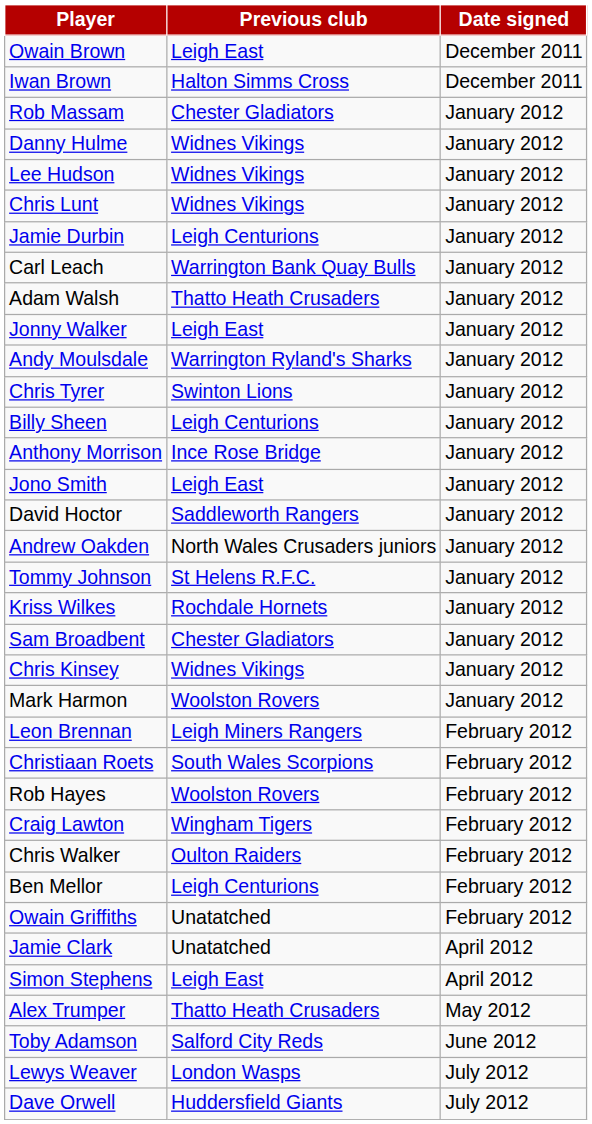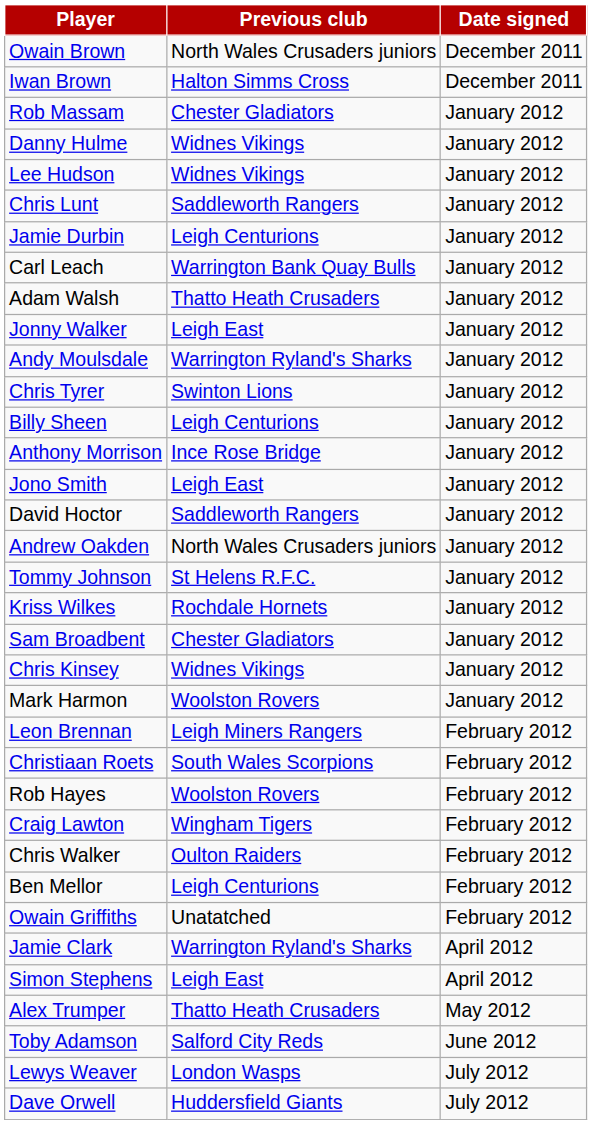(217, 50) Leigh East -> (304, 50) North Wales Crusaders juniors
(238, 205) Widnes Vikings -> (265, 205) Saddleworth Rangers
(221, 948) Unatatched -> (291, 948) Warrington Ryland's Sharks
